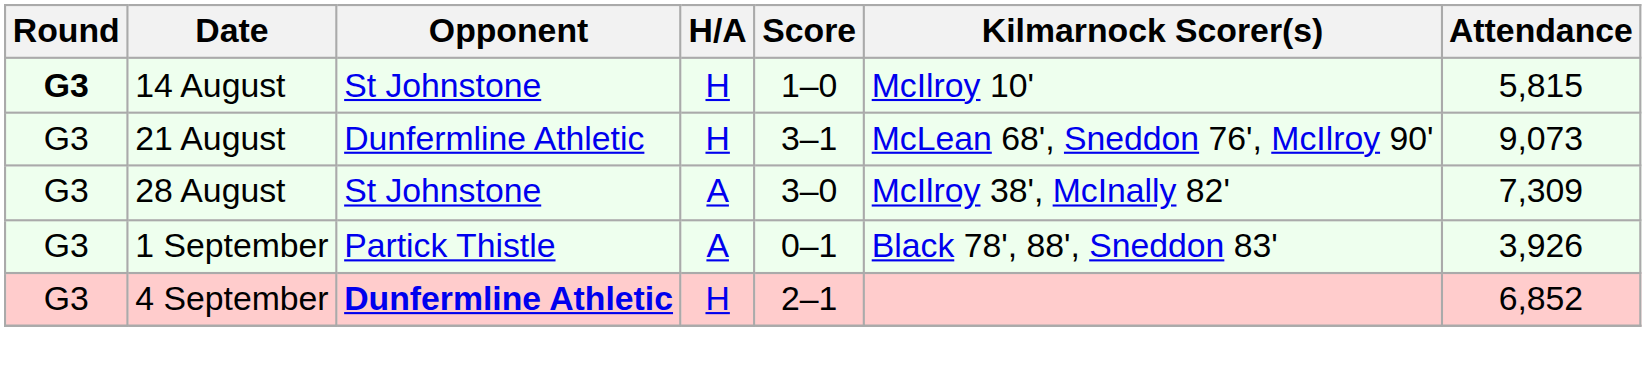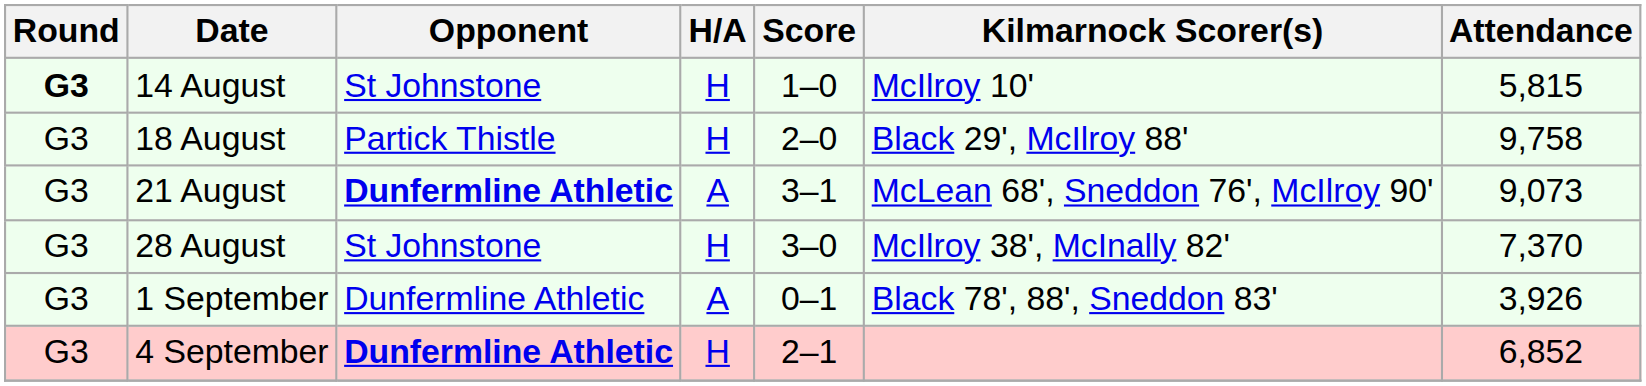+ row: (210, 138)
(494, 138) normal -> (509, 191) bold
(718, 138) H -> (718, 191) A
(718, 191) A -> (718, 245) H
(1541, 191) 7,309 -> (1541, 245) 7,370
(450, 245) Partick Thistle -> (494, 298) Dunfermline Athletic
